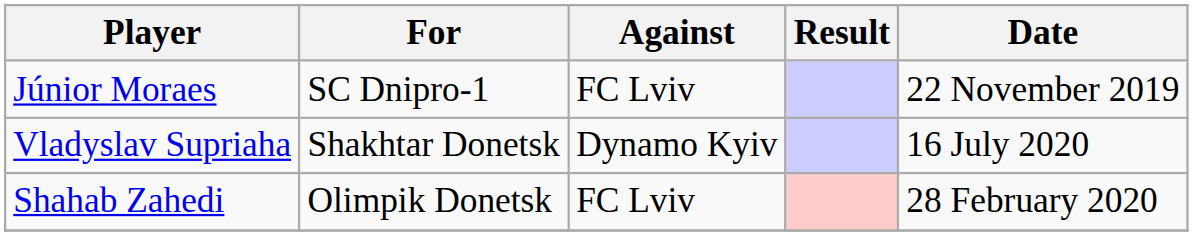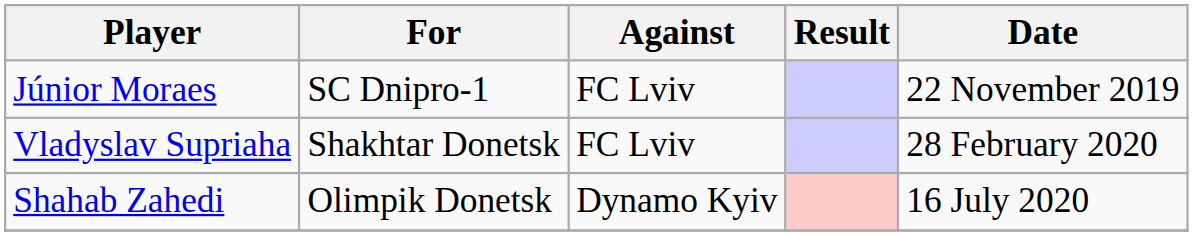(677, 144) Dynamo Kyiv -> (636, 144) FC Lviv
(998, 144) 16 July 2020 -> (1032, 144) 28 February 2020
(636, 200) FC Lviv -> (677, 200) Dynamo Kyiv
(1032, 200) 28 February 2020 -> (998, 200) 16 July 2020
